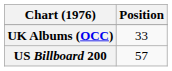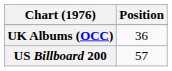(142, 35) 33 -> (142, 35) 36
